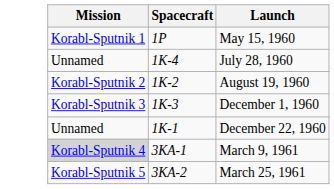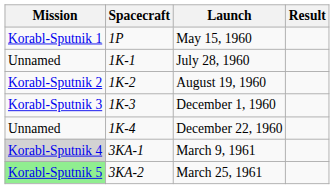+ column: (307, 16)
(165, 60) 1K-4 -> (122, 60) 1K-1
(165, 127) 1K-1 -> (122, 127) 1K-4
(98, 172) no background -> (55, 172) lightgreen background
